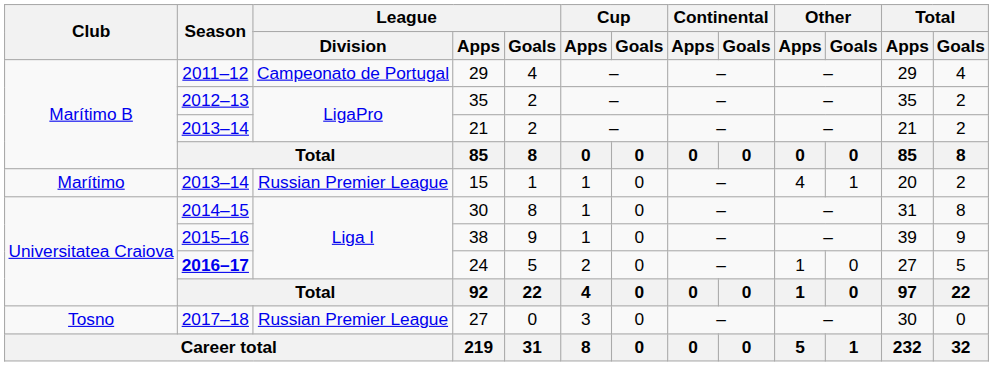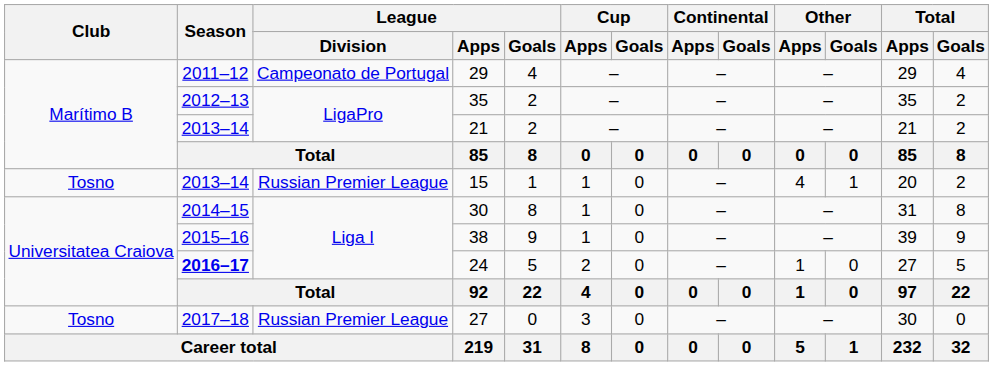(91, 182) Marítimo -> (91, 182) Tosno
